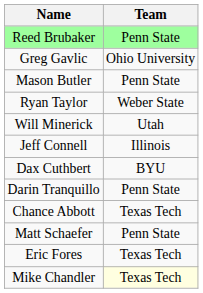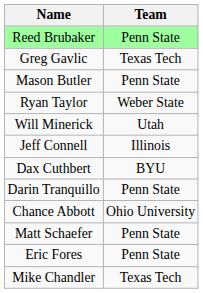(151, 59) Ohio University -> (151, 59) Texas Tech
(151, 211) Texas Tech -> (151, 211) Ohio University
(151, 255) Texas Tech -> (151, 255) Penn State
(151, 277) lightyellow background -> (151, 277) no background
